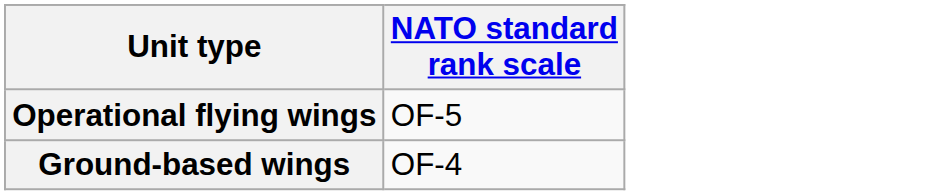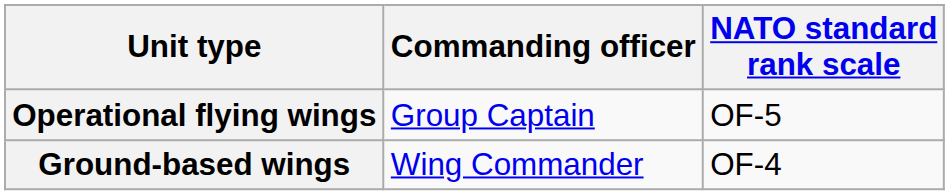+ column: (543, 47)
